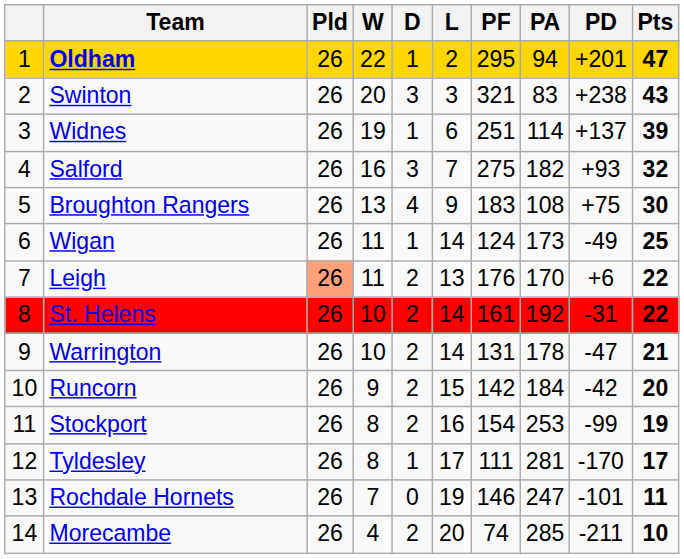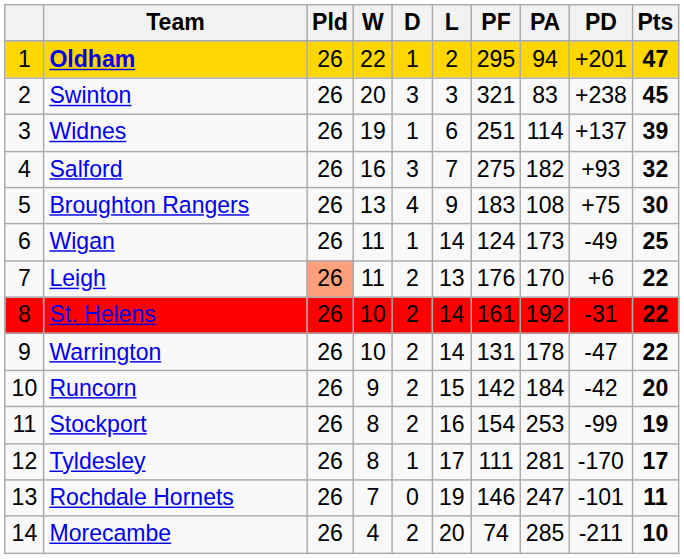(655, 95) 43 -> (655, 95) 45
(655, 351) 21 -> (655, 351) 22
